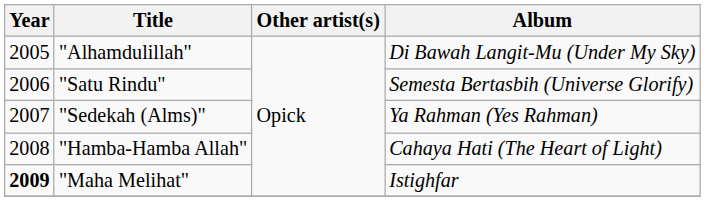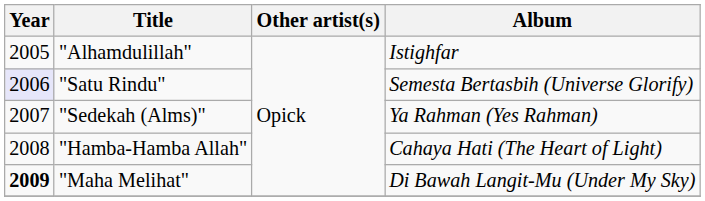(542, 52) Di Bawah Langit-Mu (Under My Sky) -> (424, 52) Istighfar
(29, 84) no background -> (29, 84) lavender background
(424, 180) Istighfar -> (542, 180) Di Bawah Langit-Mu (Under My Sky)
